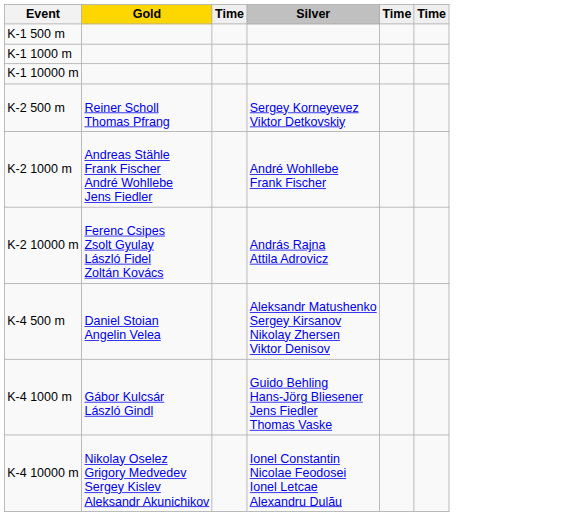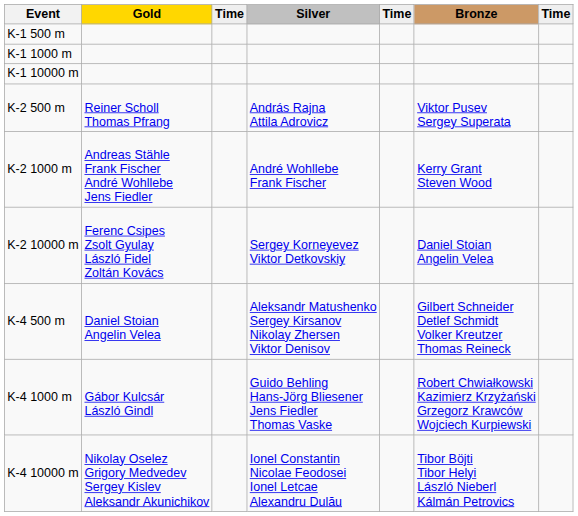+ column: (476, 14)
(304, 114) Sergey Korneyevez Viktor Detkovskiy -> (289, 114) András Rajna Attila Adrovicz
(289, 252) András Rajna Attila Adrovicz -> (304, 252) Sergey Korneyevez Viktor Detkovskiy
